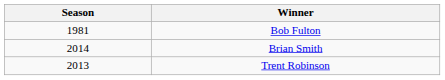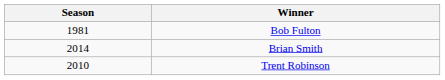(78, 65) 2013 -> (78, 65) 2010
